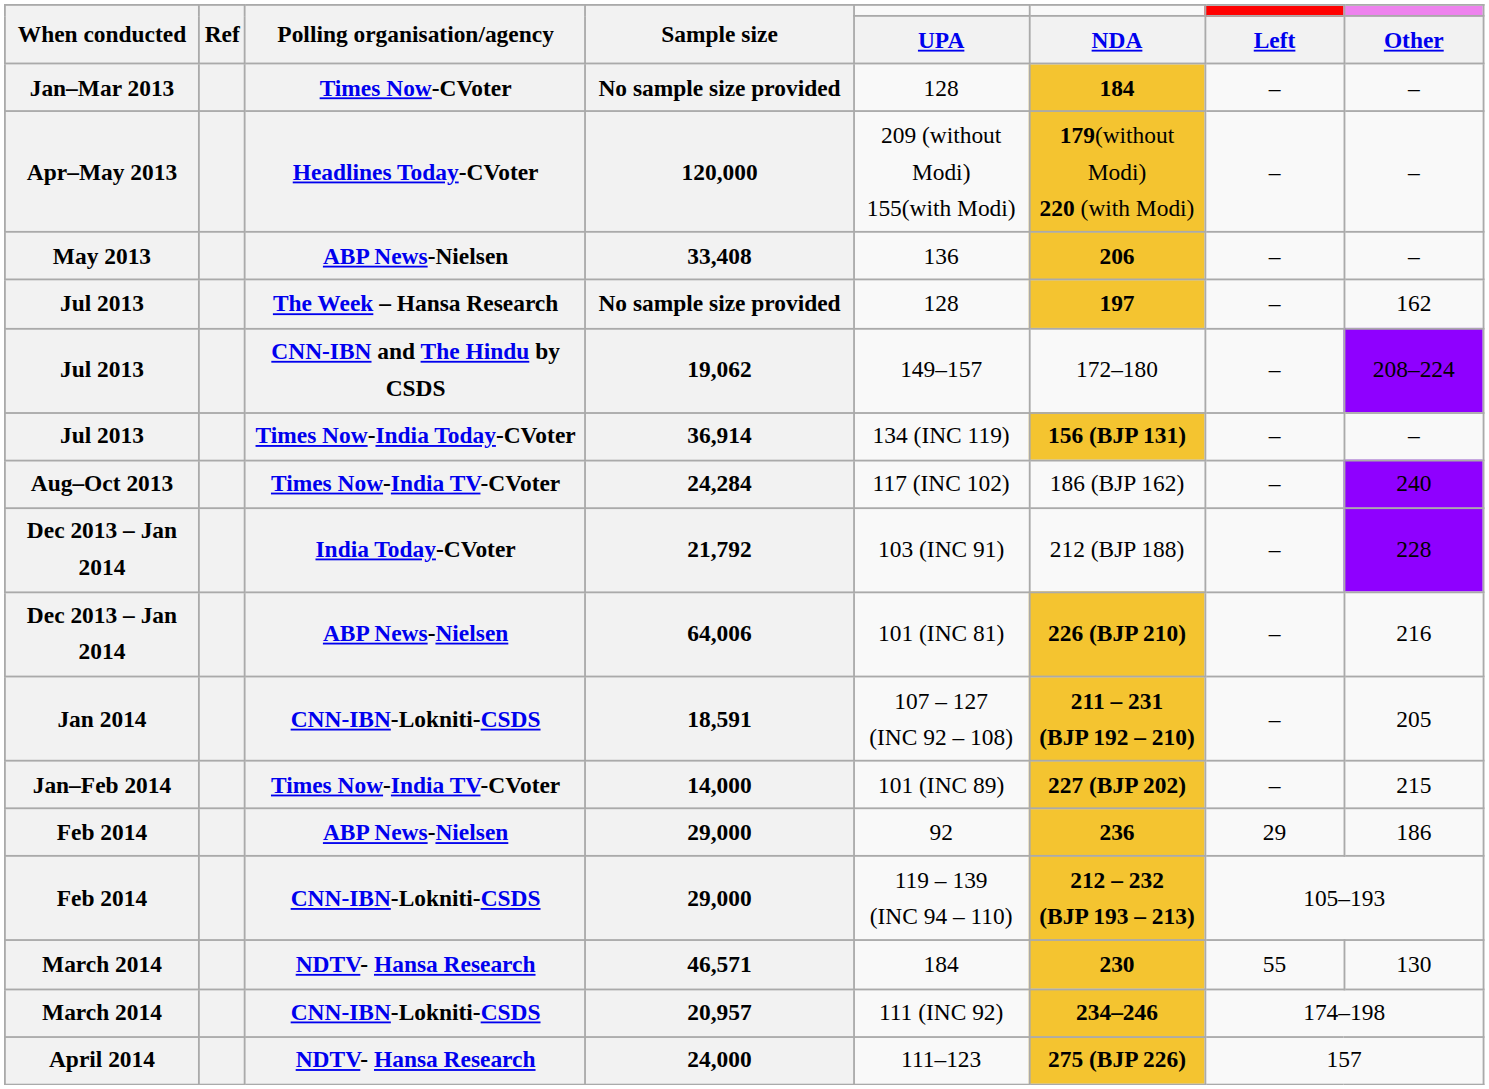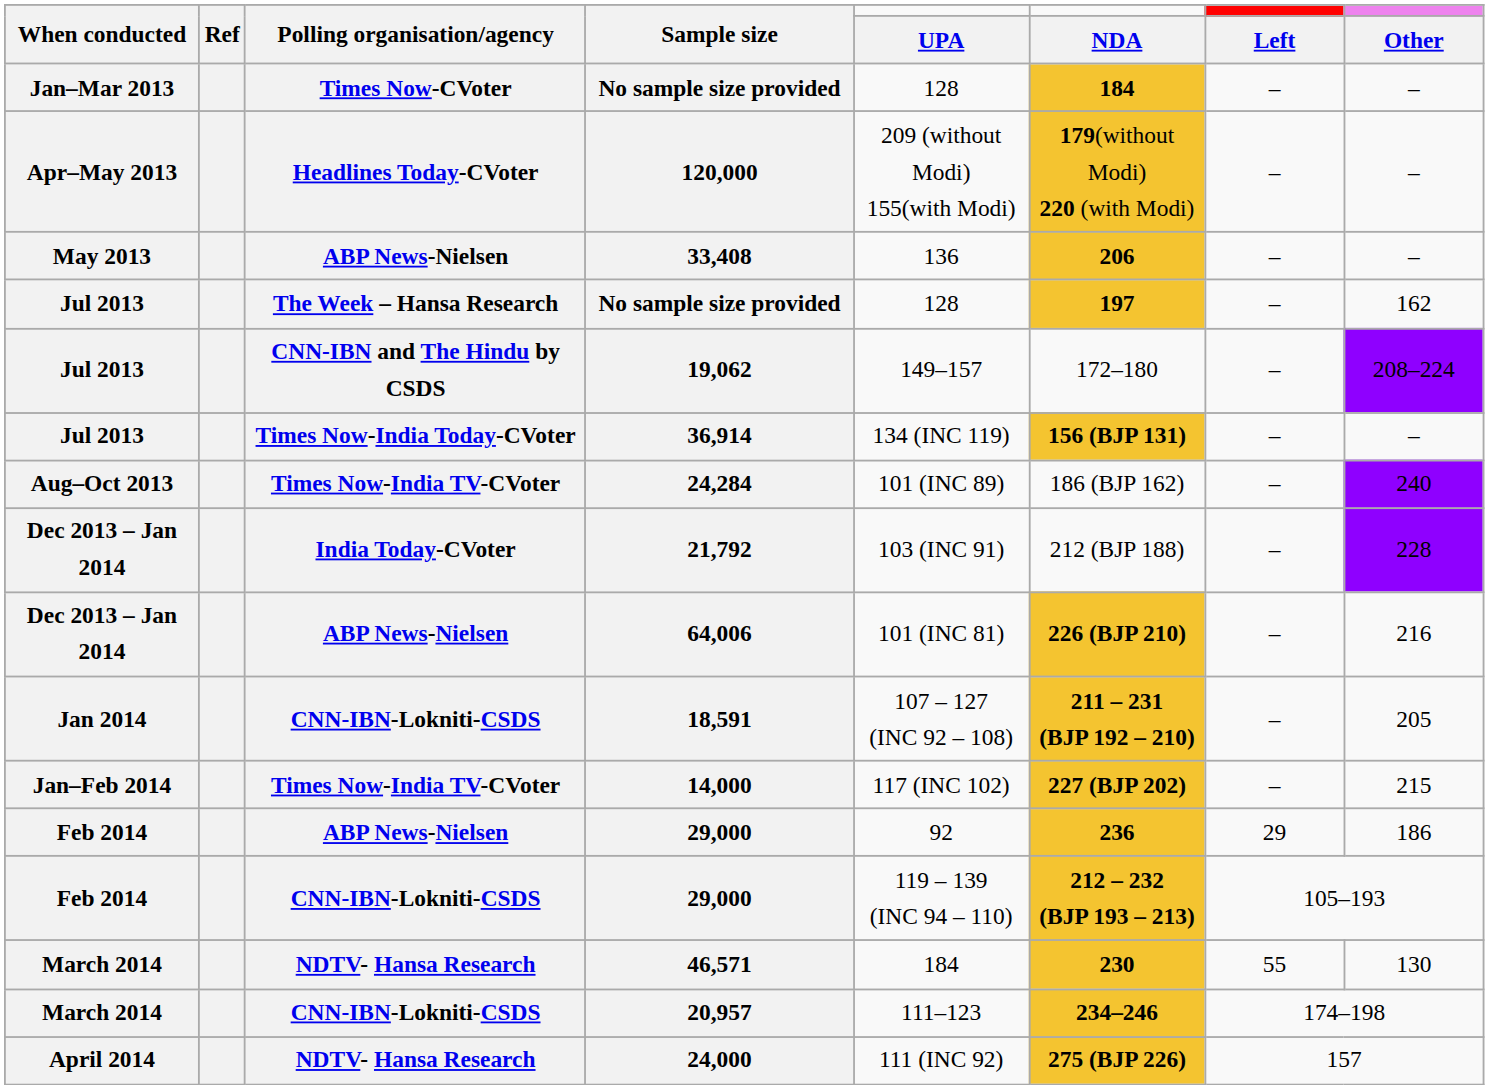(941, 484) 117 (INC 102) -> (941, 484) 101 (INC 89)
(941, 785) 101 (INC 89) -> (941, 785) 117 (INC 102)
(941, 1012) 111 (INC 92) -> (941, 1012) 111–123
(941, 1060) 111–123 -> (941, 1060) 111 (INC 92)
